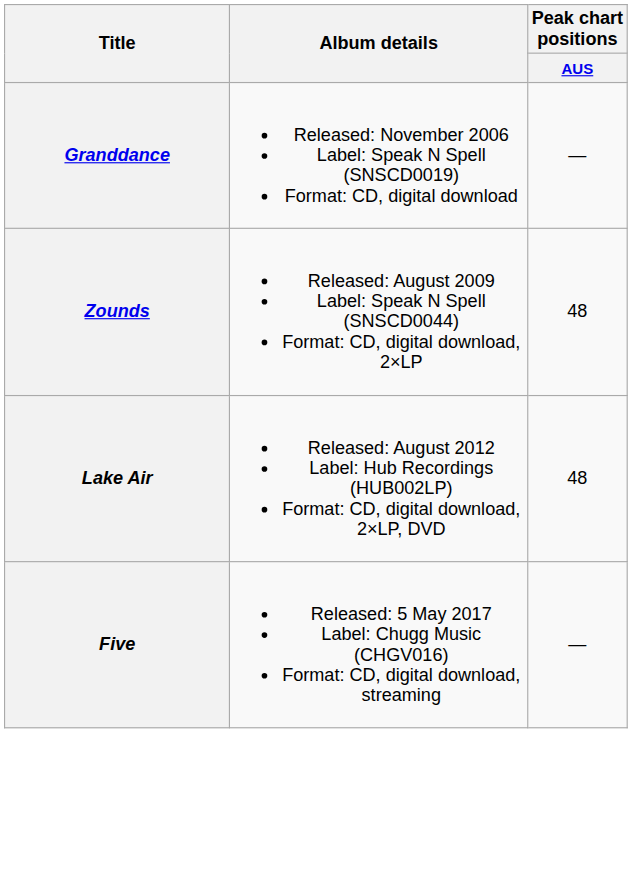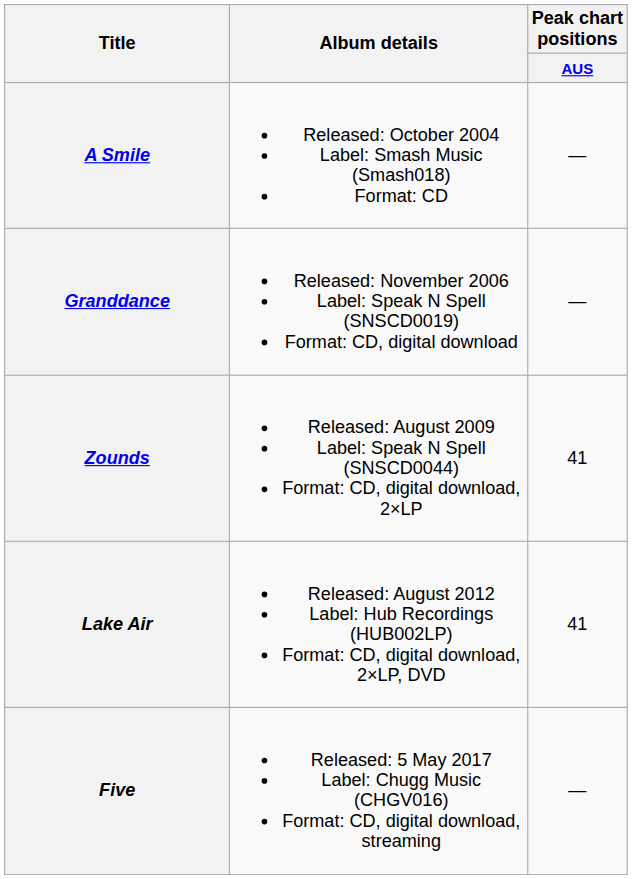+ row: (117, 155)
(577, 311) 48 -> (577, 457) 41
(577, 478) 48 -> (577, 624) 41
